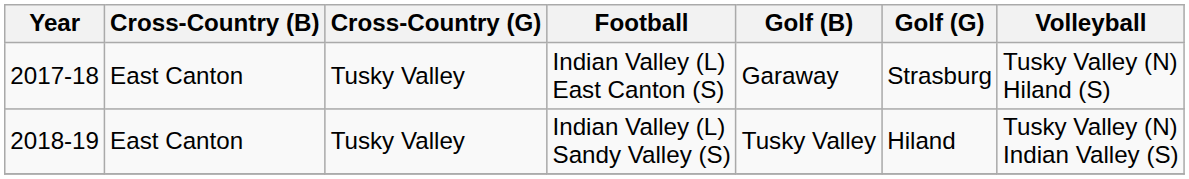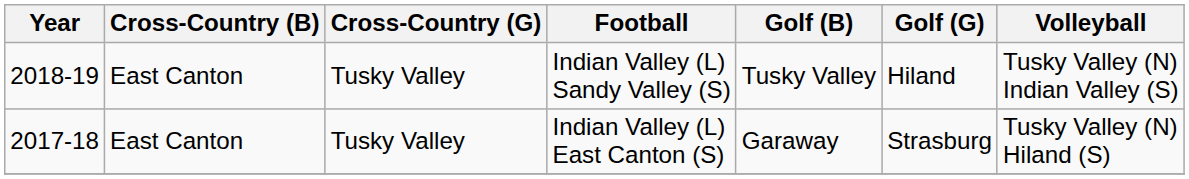rows swapped: (642, 141) <-> (639, 75)
